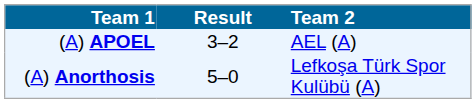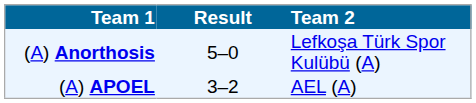rows swapped: (89, 75) <-> (107, 41)
